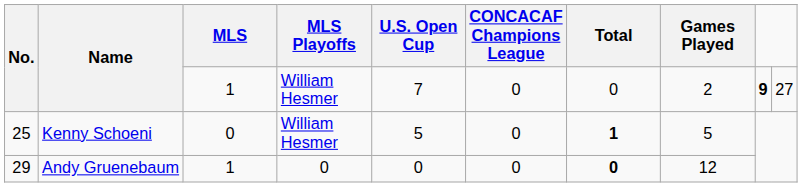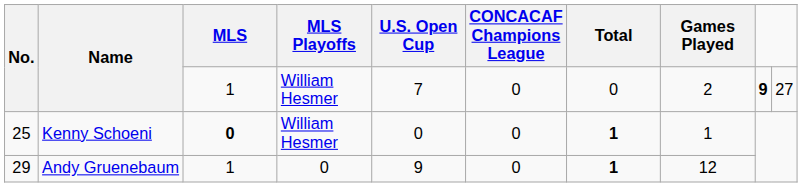(230, 133) normal -> (230, 133) bold
(418, 133) 5 -> (418, 133) 0
(708, 133) 5 -> (708, 133) 1
(418, 168) 0 -> (418, 168) 9
(614, 168) 0 -> (614, 168) 1
